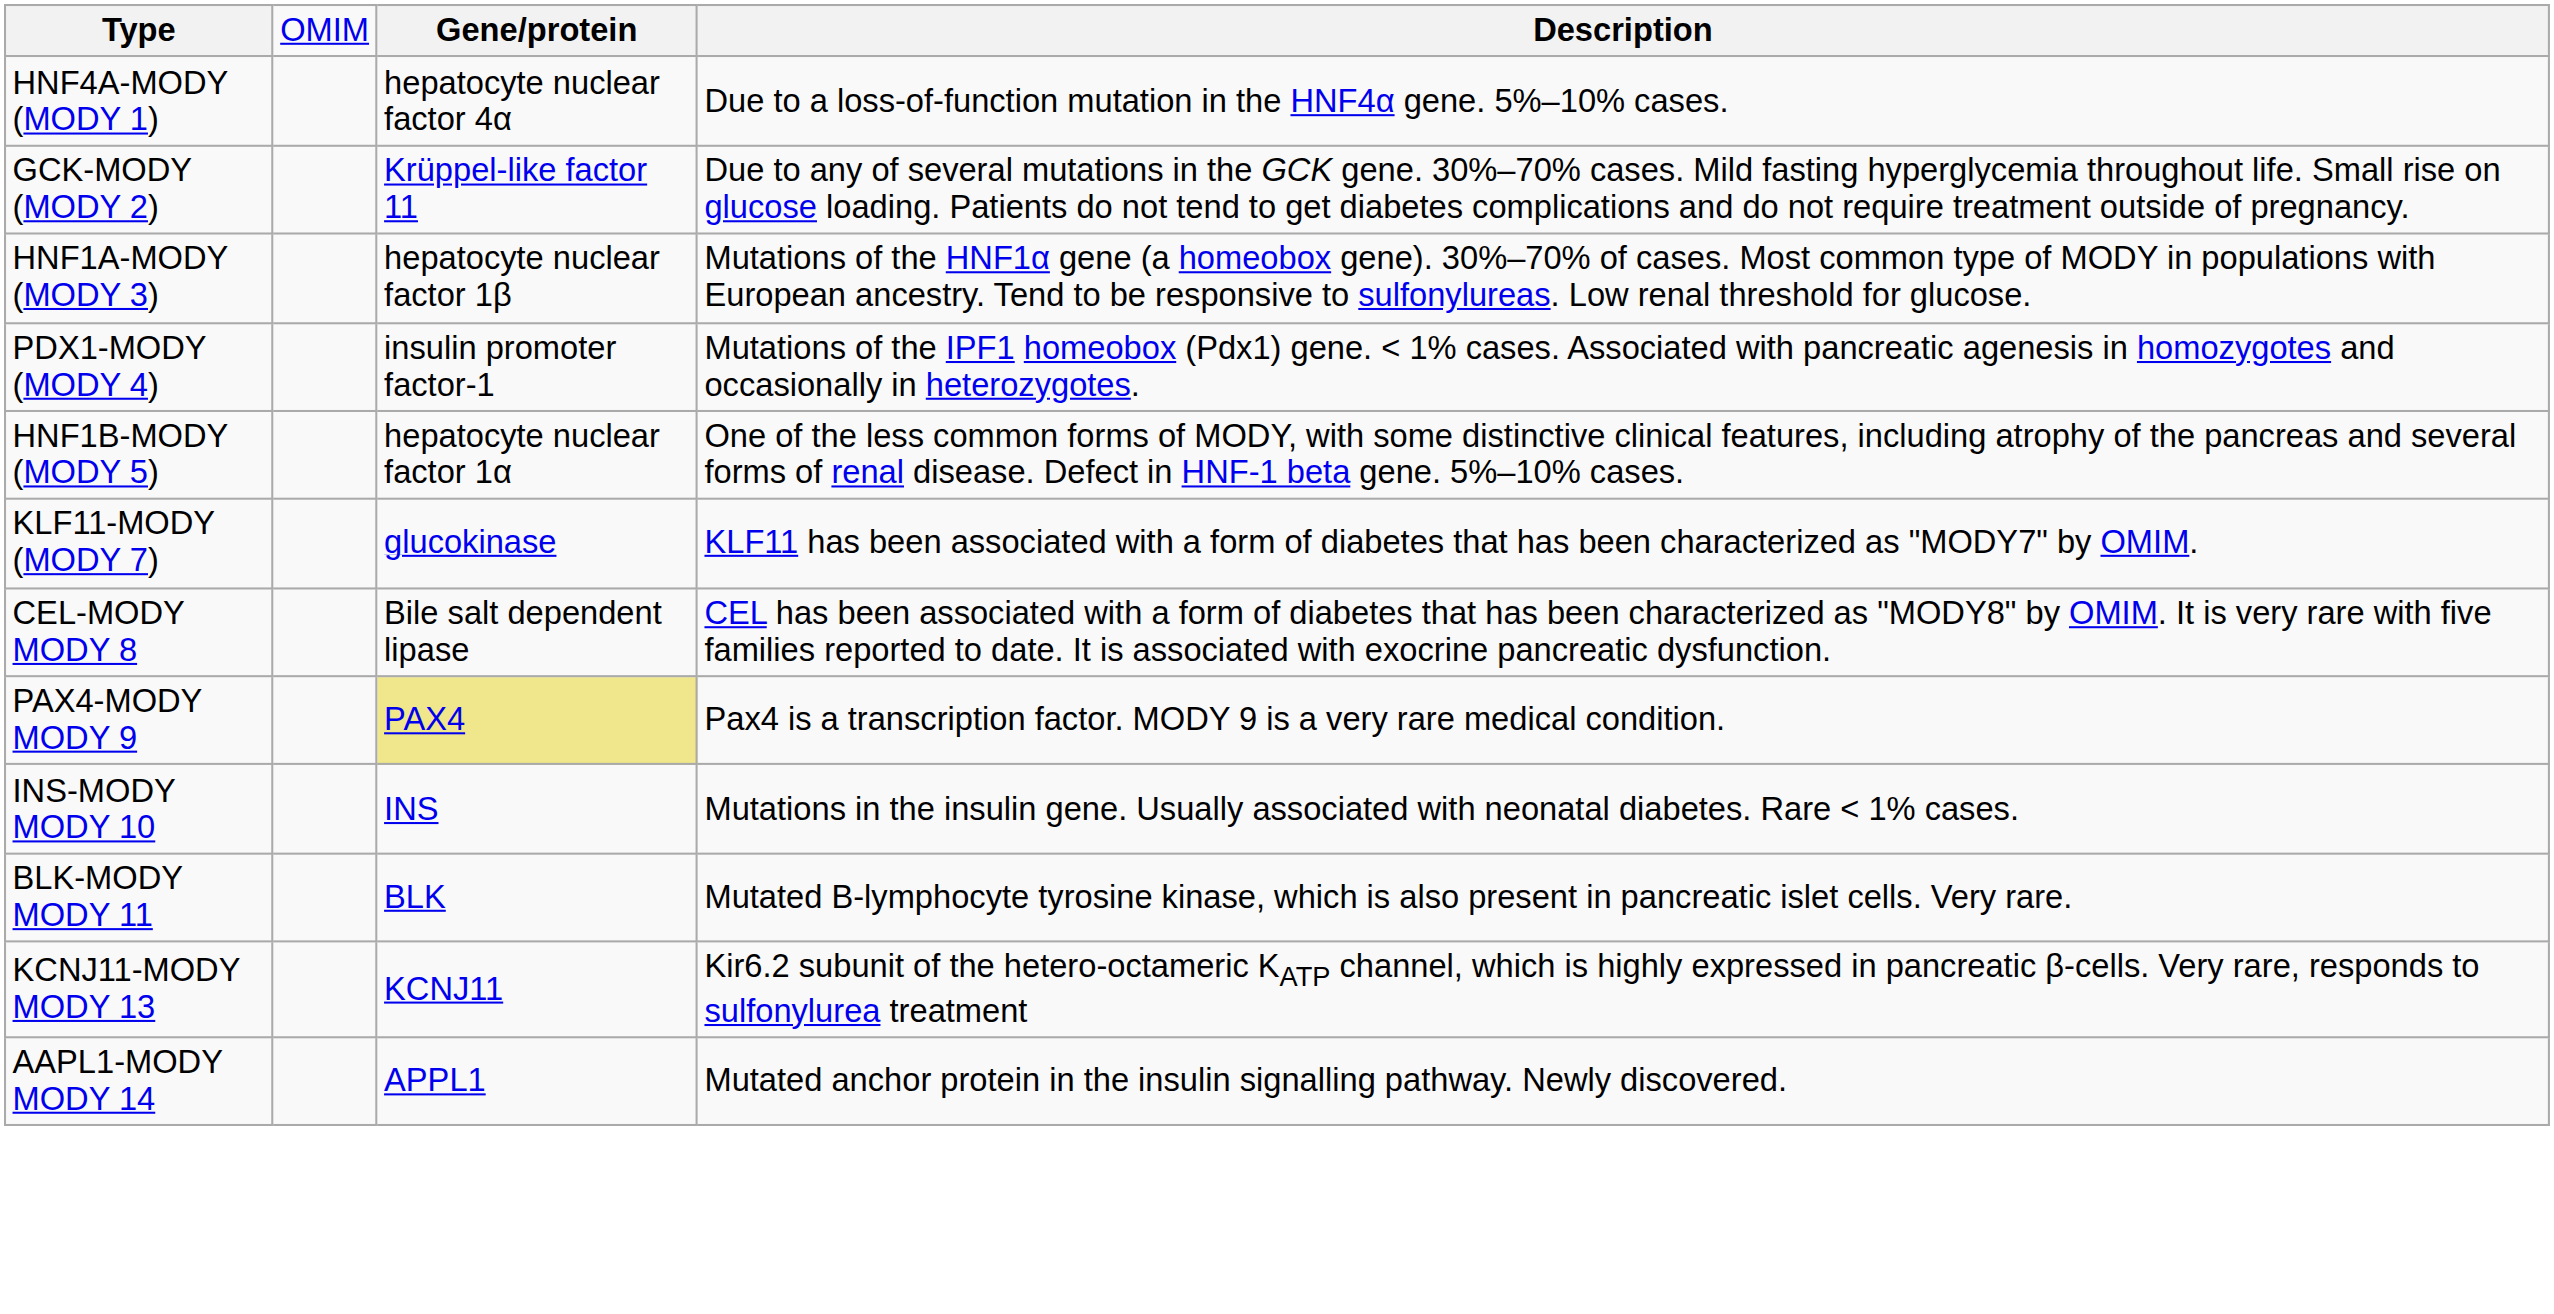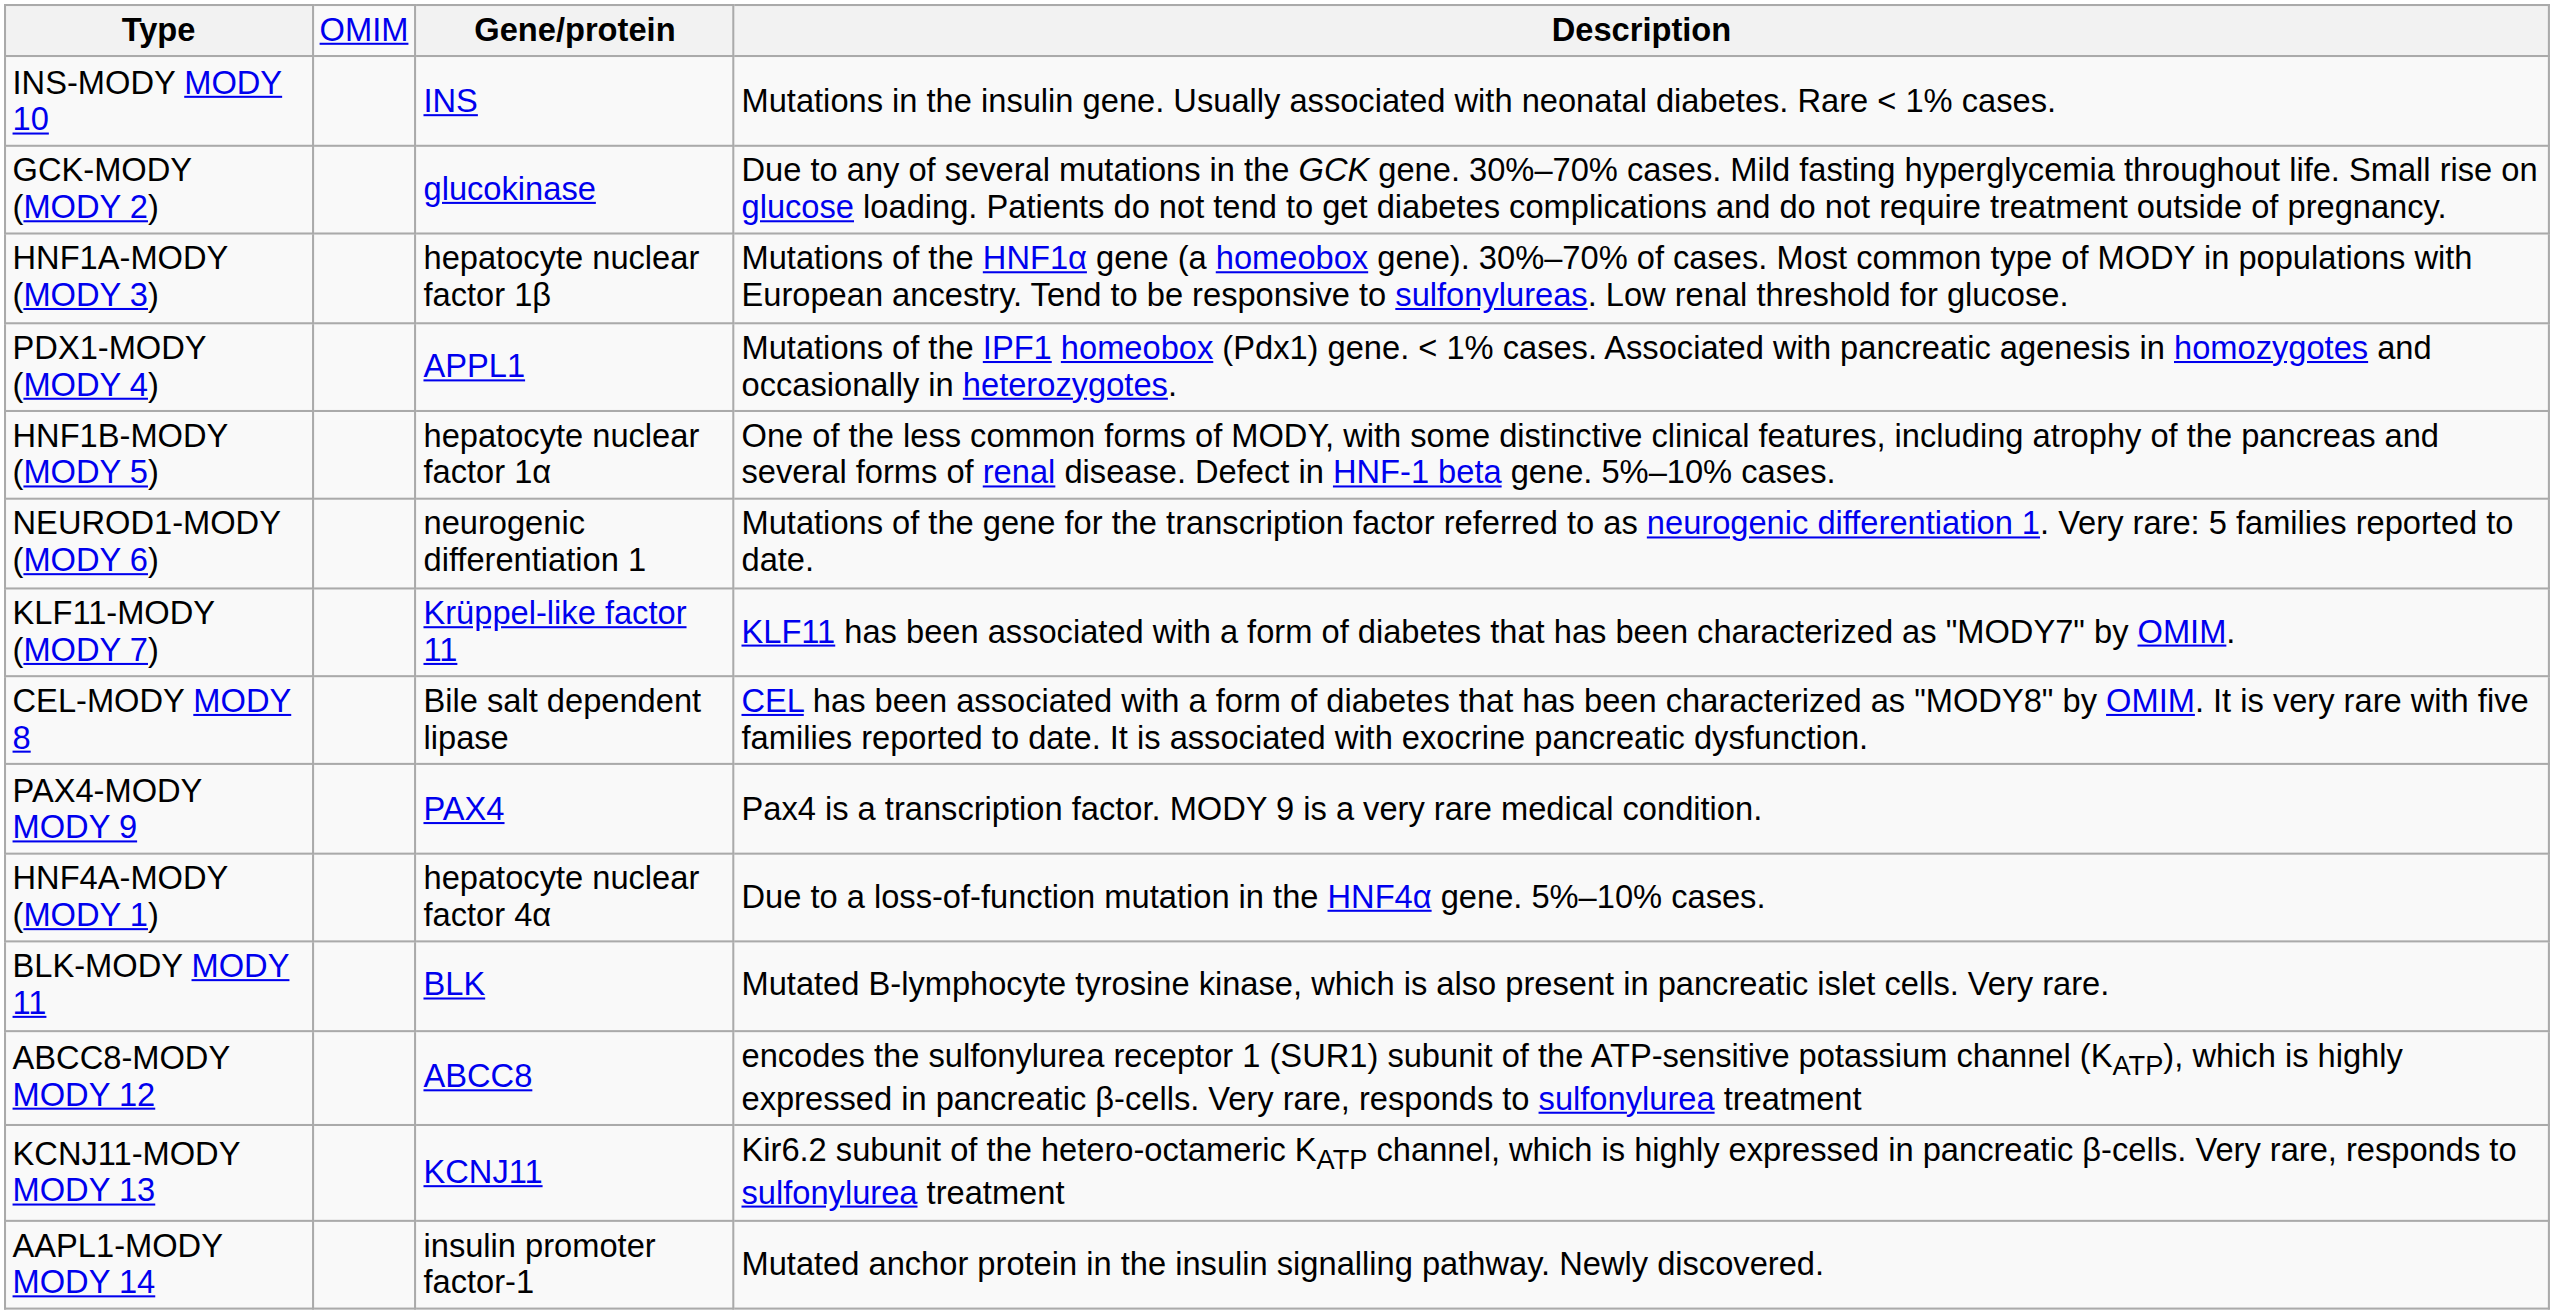rows swapped: (120, 100) <-> (94, 808)
(516, 188) Krüppel-like factor 11 -> (510, 188) glucokinase
(500, 365) insulin promoter factor-1 -> (474, 365) APPL1
+ row: (147, 542)
(470, 542) glucokinase -> (555, 631) Krüppel-like factor 11
(425, 719) khaki background -> (464, 808) no background
+ row: (121, 1077)
(435, 1080) APPL1 -> (540, 1263) insulin promoter factor-1
